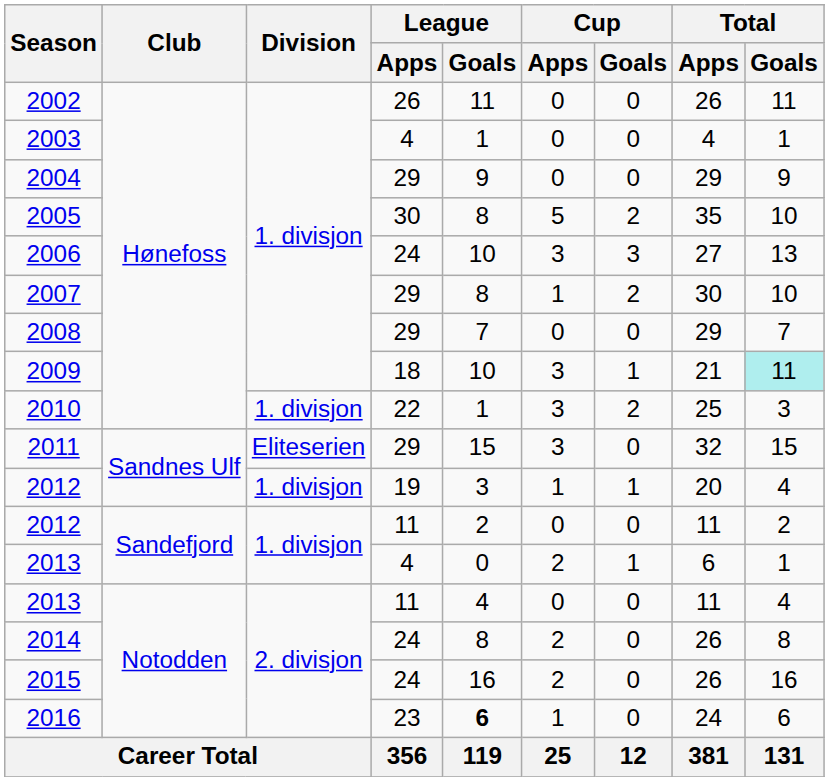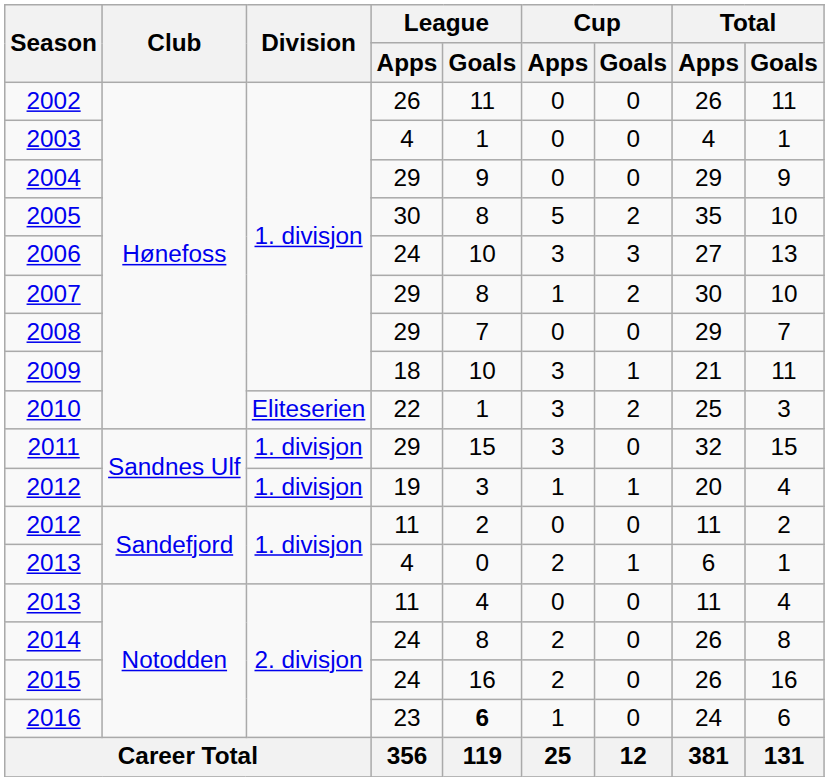(784, 370) paleturquoise background -> (784, 370) no background
(309, 409) 1. divisjon -> (309, 409) Eliteserien
(309, 448) Eliteserien -> (309, 448) 1. divisjon
